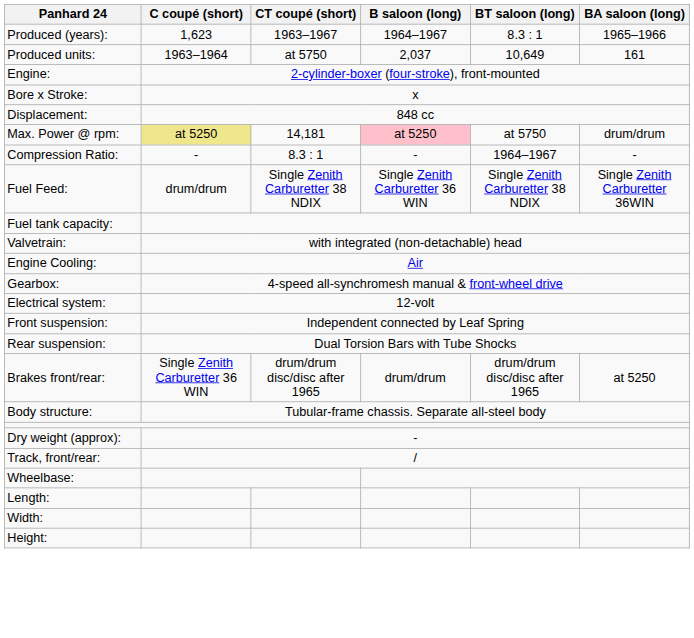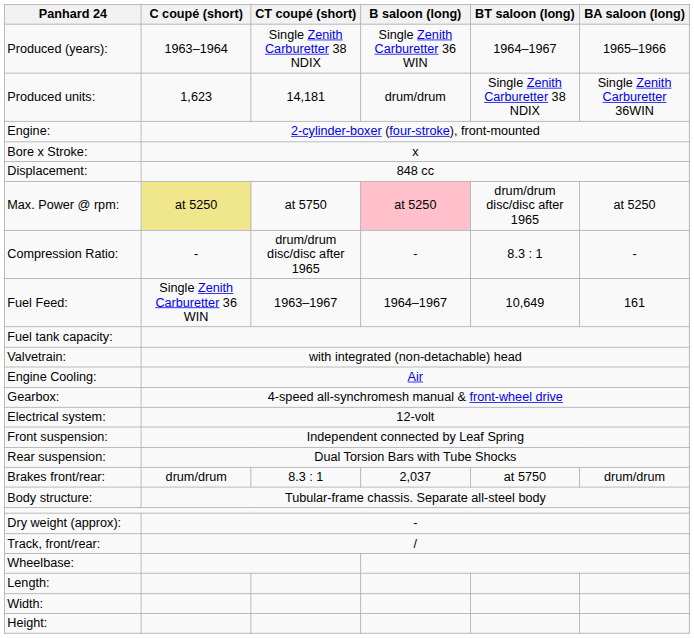(196, 34) 1,623 -> (196, 48) 1963–1964
(306, 34) 1963–1967 -> (306, 48) Single Zenith Carburetter 38 NDIX
(415, 34) 1964–1967 -> (415, 48) Single Zenith Carburetter 36 WIN
(525, 34) 8.3 : 1 -> (525, 48) 1964–1967
(196, 54) 1963–1964 -> (196, 97) 1,623
(306, 54) at 5750 -> (306, 97) 14,181
(415, 54) 2,037 -> (415, 97) drum/drum
(525, 54) 10,649 -> (525, 97) Single Zenith Carburetter 38 NDIX
(635, 54) 161 -> (635, 97) Single Zenith Carburetter 36WIN
(306, 134) 14,181 -> (306, 205) at 5750
(525, 134) at 5750 -> (525, 205) drum/drum disc/disc after 1965
(635, 134) drum/drum -> (635, 205) at 5250
(306, 154) 8.3 : 1 -> (306, 254) drum/drum disc/disc after 1965
(525, 154) 1964–1967 -> (525, 254) 8.3 : 1
(196, 189) drum/drum -> (196, 302) Single Zenith Carburetter 36 WIN
(306, 189) Single Zenith Carburetter 38 NDIX -> (306, 302) 1963–1967
(415, 189) Single Zenith Carburetter 36 WIN -> (415, 302) 1964–1967
(525, 189) Single Zenith Carburetter 38 NDIX -> (525, 302) 10,649
(635, 189) Single Zenith Carburetter 36WIN -> (635, 302) 161
(196, 377) Single Zenith Carburetter 36 WIN -> (196, 477) drum/drum
(306, 377) drum/drum disc/disc after 1965 -> (306, 477) 8.3 : 1
(415, 377) drum/drum -> (415, 477) 2,037
(525, 377) drum/drum disc/disc after 1965 -> (525, 477) at 5750
(635, 377) at 5250 -> (635, 477) drum/drum
